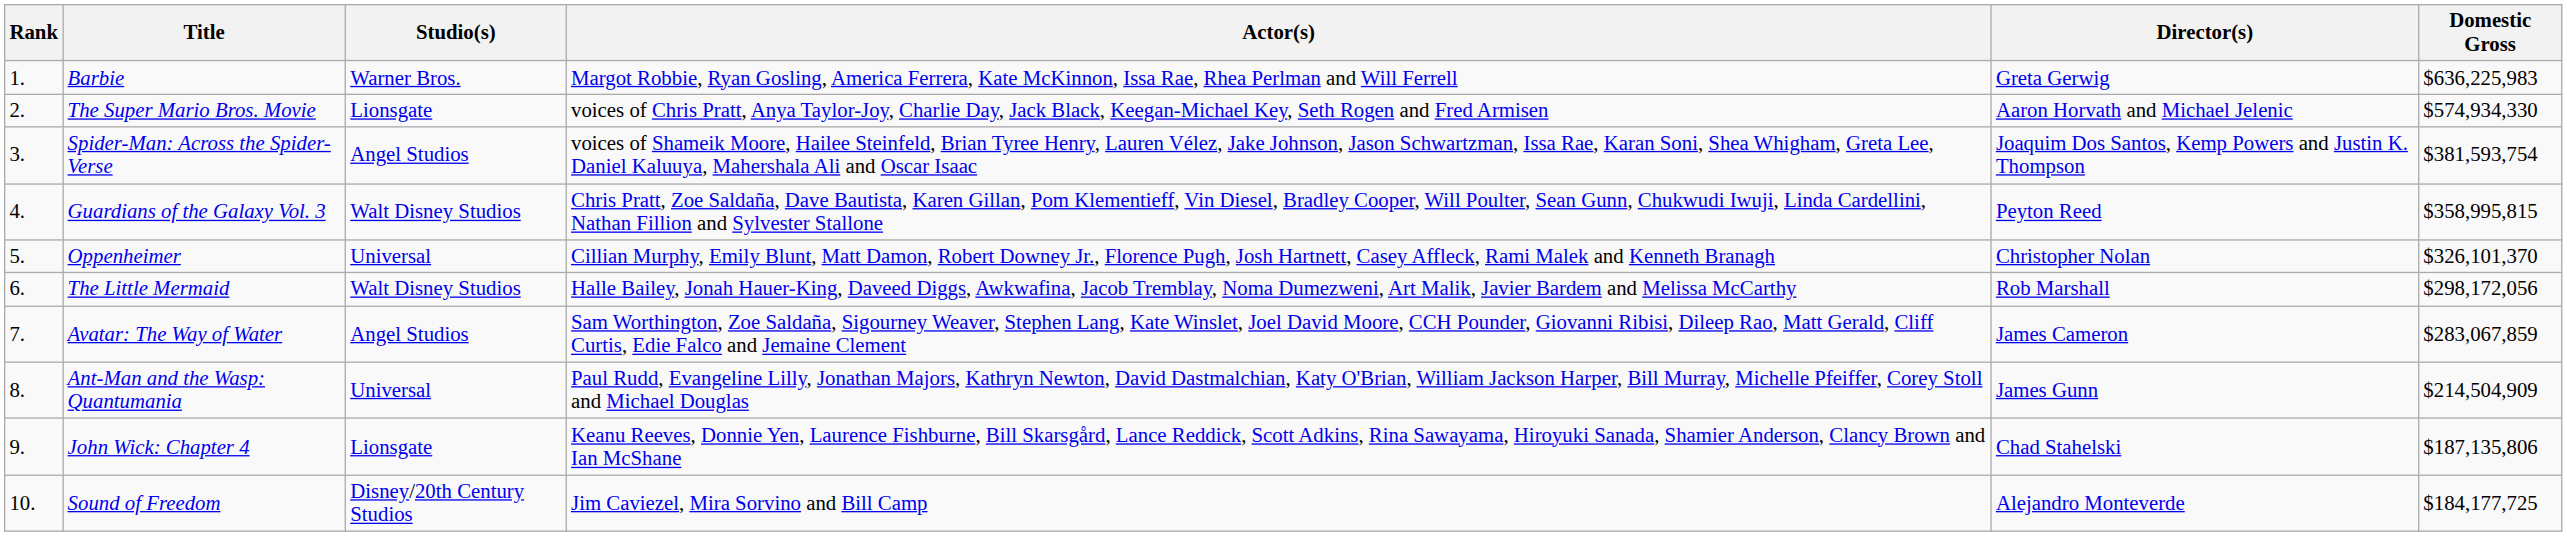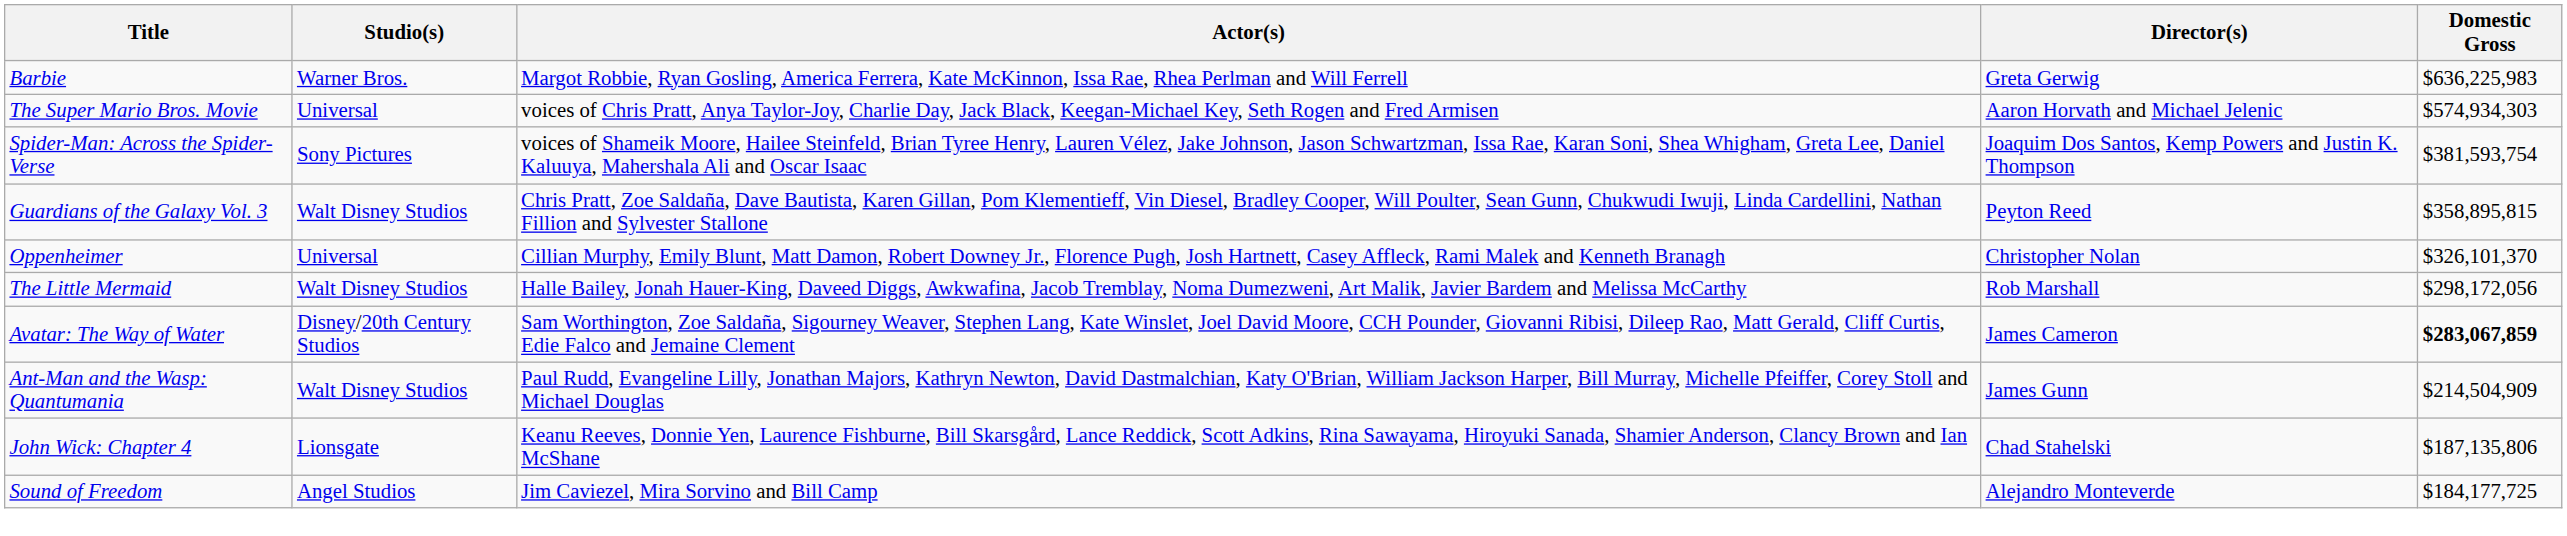- column: (34, 32)
(391, 110) Lionsgate -> (337, 110) Universal
(2481, 110) $574,934,330 -> (2480, 110) $574,934,303
(409, 155) Angel Studios -> (354, 155) Sony Pictures
(2481, 211) $358,995,815 -> (2480, 211) $358,895,815
(409, 333) Angel Studios -> (384, 333) Disney/20th Century Studios
(2481, 333) normal -> (2480, 333) bold
(391, 390) Universal -> (382, 390) Walt Disney Studios
(437, 502) Disney/20th Century Studios -> (356, 491) Angel Studios
